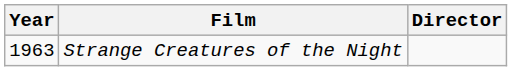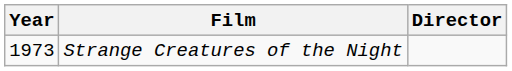(32, 51) 1963 -> (32, 51) 1973
